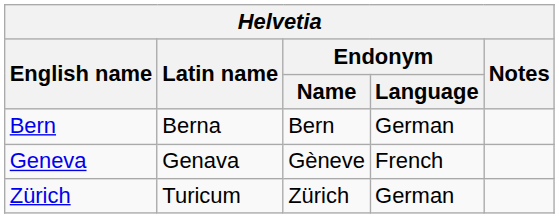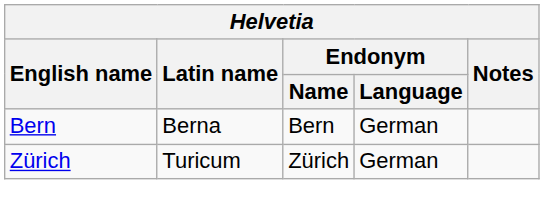- row: (48, 160)
